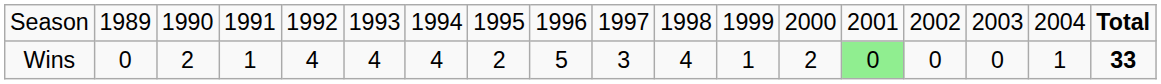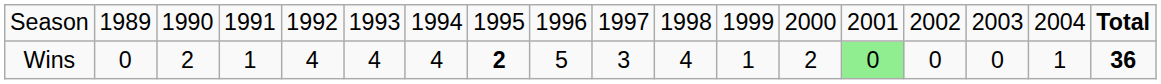(499, 59) normal -> (499, 59) bold
(1123, 59) 33 -> (1123, 59) 36
